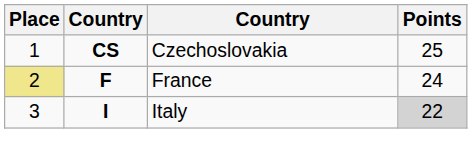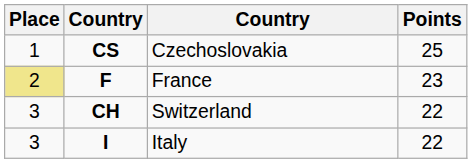(432, 81) 24 -> (432, 81) 23
+ row: (106, 111)
(432, 111) lightgrey background -> (432, 142) no background
